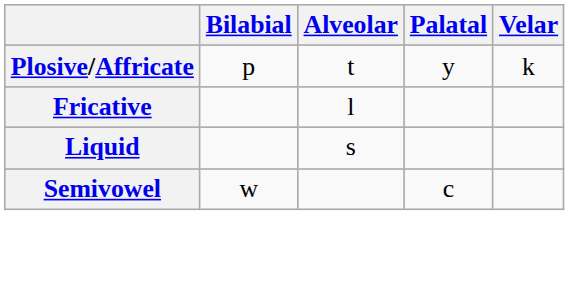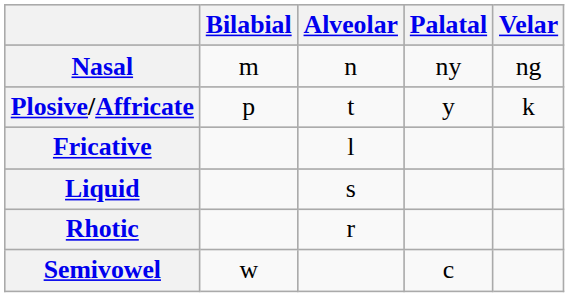+ row: (102, 65)
+ row: (102, 229)
